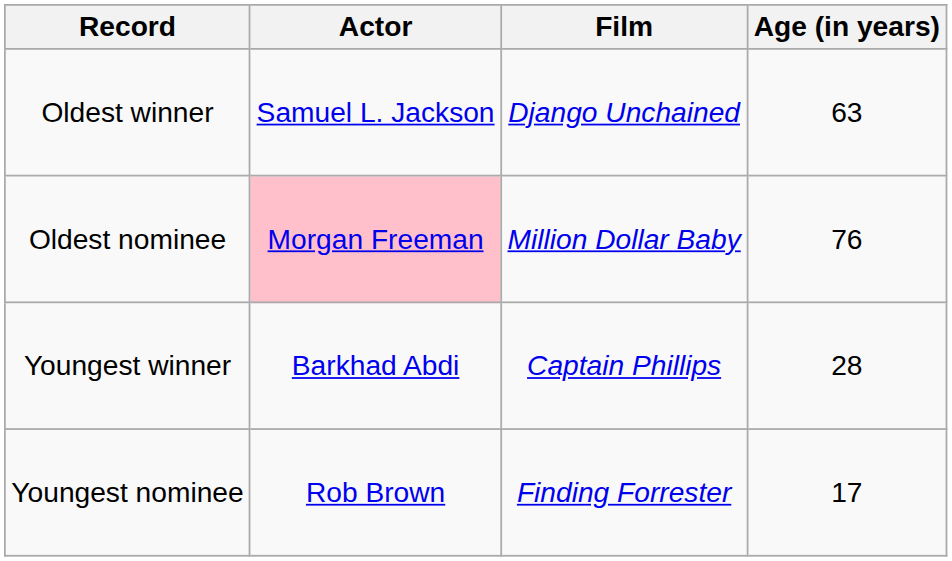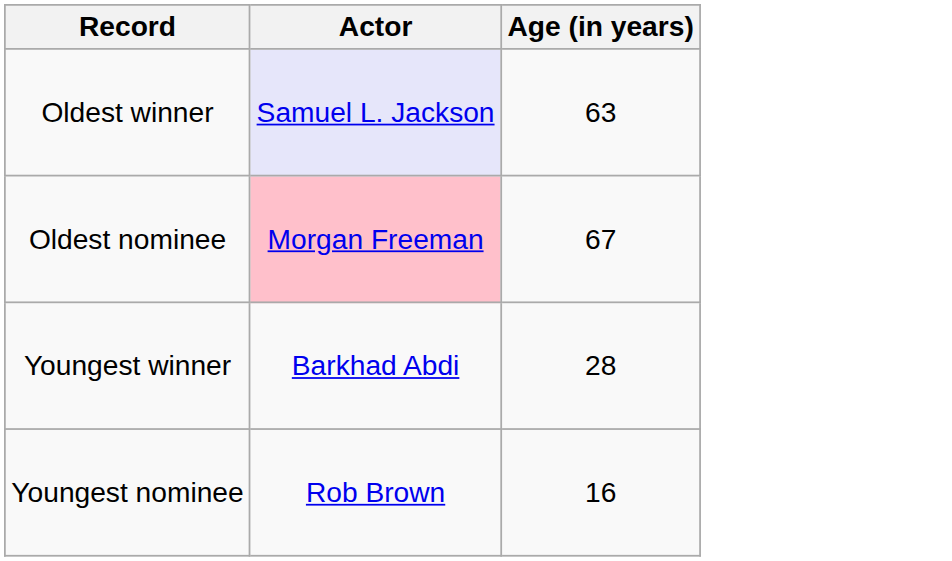- column: (624, 26)
(376, 112) no background -> (376, 112) lavender background
(847, 239) 76 -> (601, 239) 67
(847, 492) 17 -> (601, 492) 16
